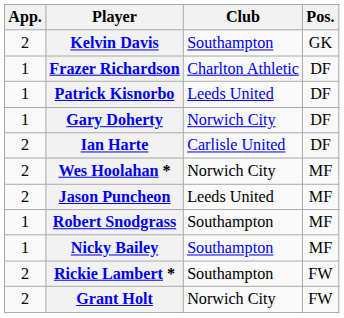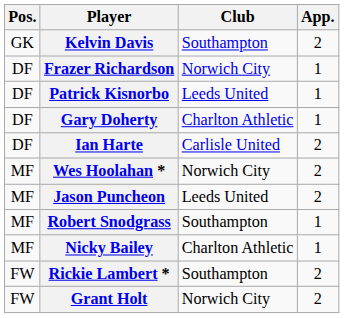columns swapped: (320, 17) <-> (25, 17)
(243, 68) Charlton Athletic -> (226, 68) Norwich City
(231, 119) Norwich City -> (238, 119) Charlton Athletic
(230, 247) Southampton -> (238, 247) Charlton Athletic
